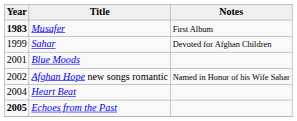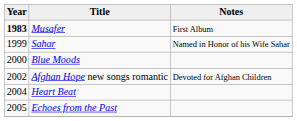(222, 45) Devoted for Afghan Children -> (231, 45) Named in Honor of his Wife Sahar
(17, 60) 2001 -> (17, 60) 2000
(231, 77) Named in Honor of his Wife Sahar -> (222, 77) Devoted for Afghan Children
(17, 108) bold -> (17, 108) normal
